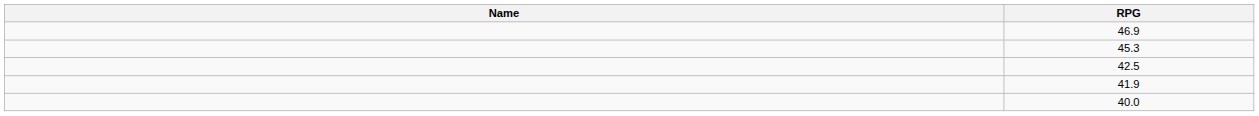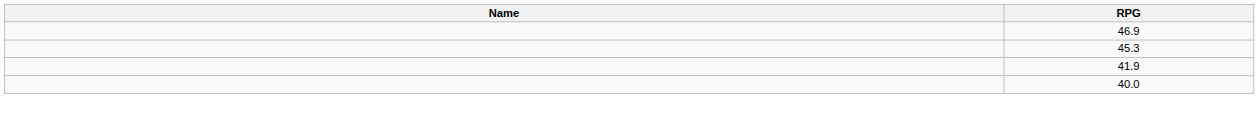- row: (1129, 66)
